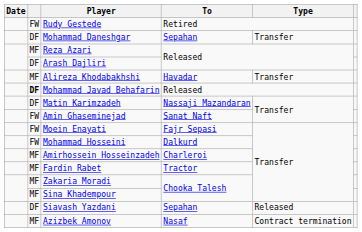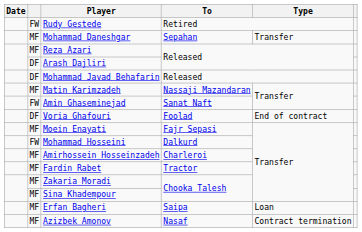(34, 37) DF -> (34, 37) MF
- row: (92, 77)
(34, 90) bold -> (34, 77) normal
(34, 103) DF -> (34, 90) MF
+ row: (77, 116)
(34, 129) FW -> (34, 129) MF
+ row: (75, 208)
- row: (79, 208)
